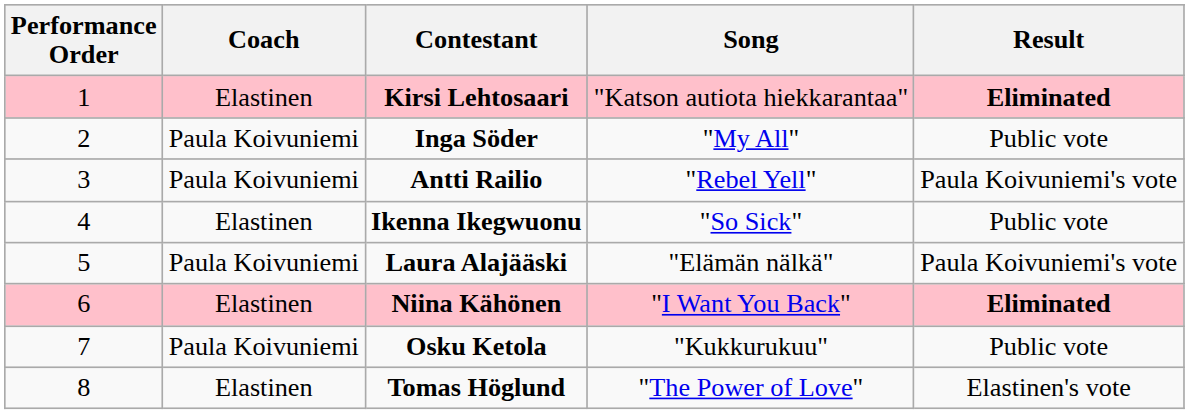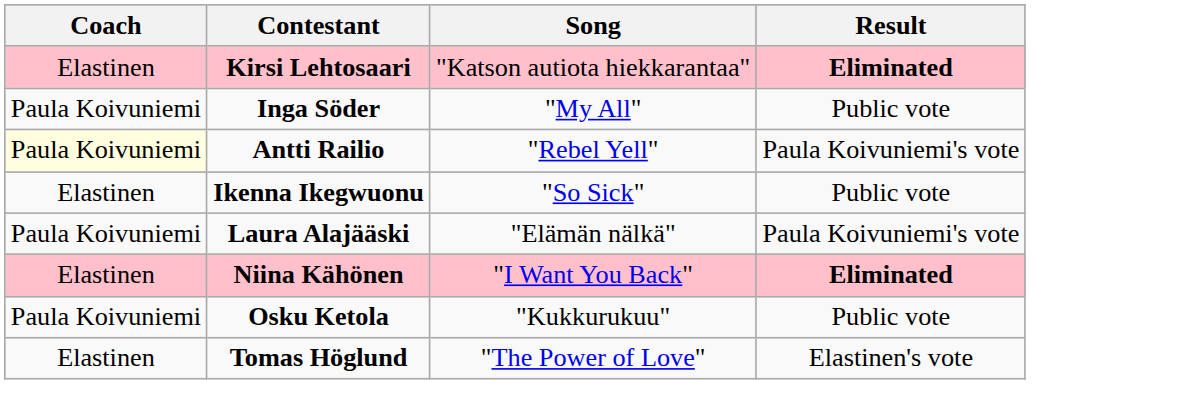- column: (84, 40)
(264, 179) no background -> (106, 150) lightyellow background
